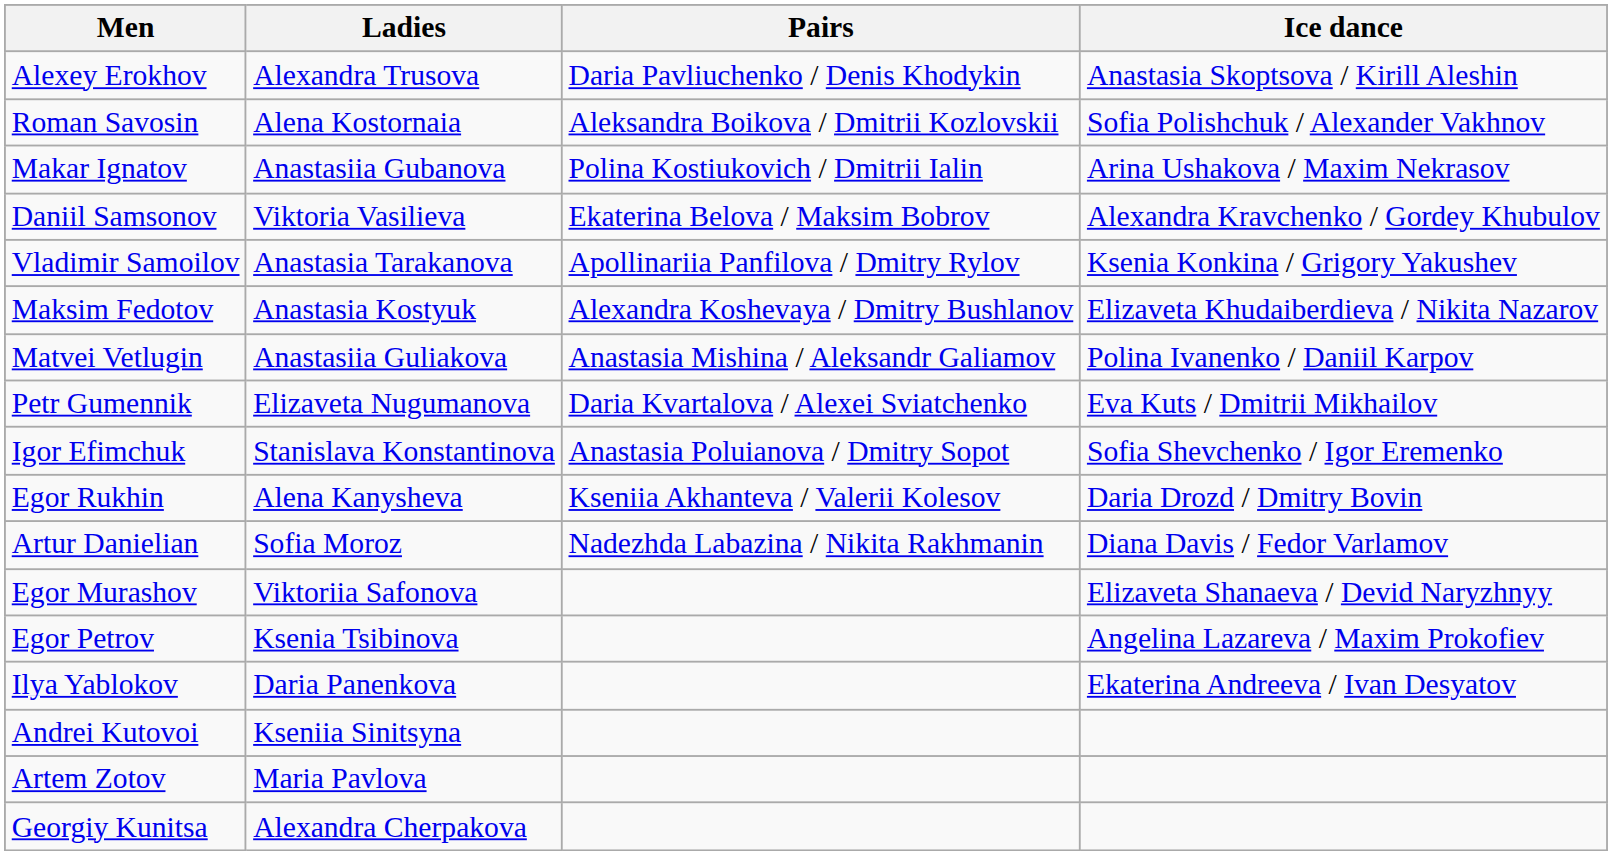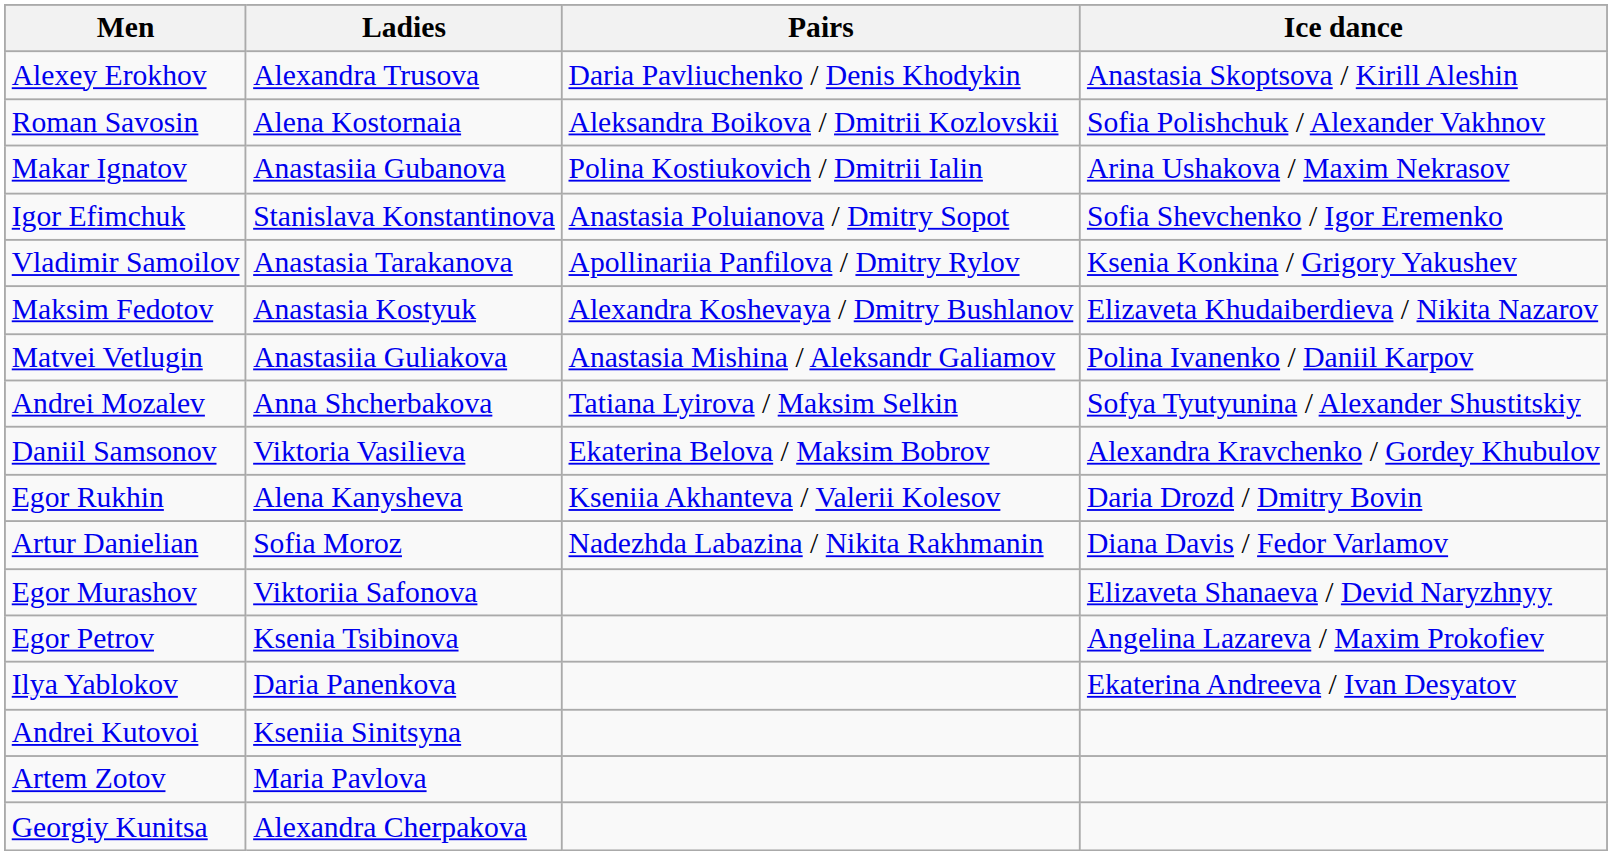rows swapped: (98, 450) <-> (114, 215)
- row: (102, 403)
+ row: (108, 403)
